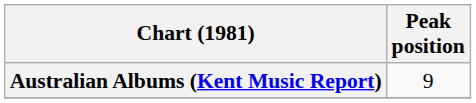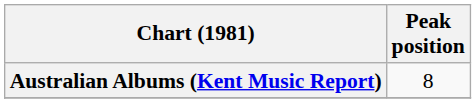(428, 80) 9 -> (428, 80) 8
